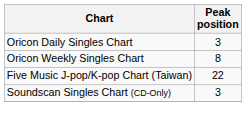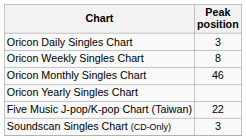+ row: (77, 76)
+ row: (72, 93)
